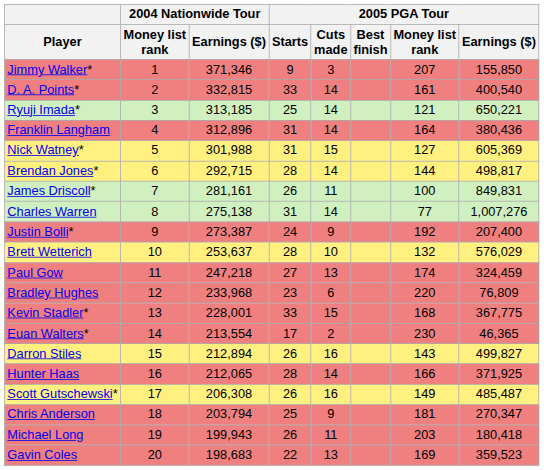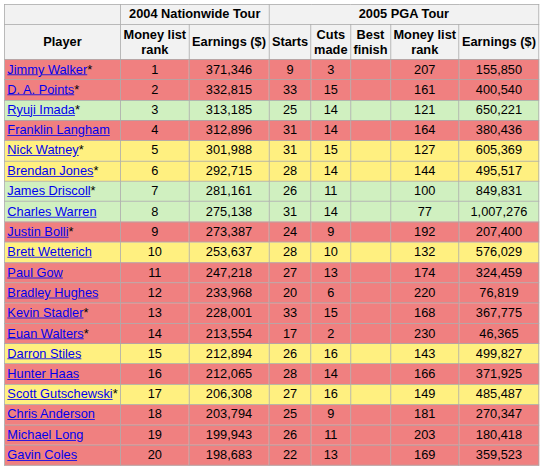(331, 89) 14 -> (331, 89) 15
(499, 171) 498,817 -> (499, 171) 495,517
(290, 292) 23 -> (290, 292) 20
(499, 292) 76,809 -> (499, 292) 76,819
(290, 394) 26 -> (290, 394) 27
